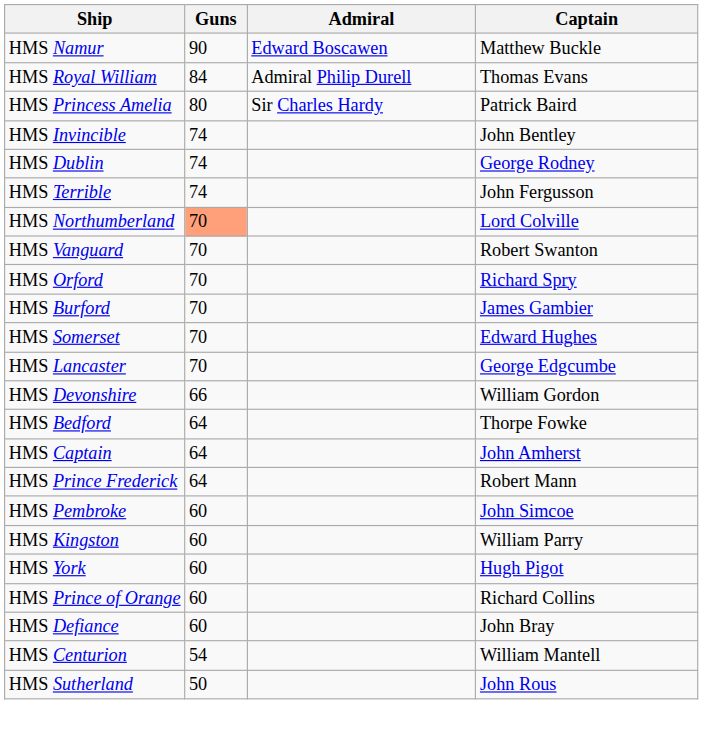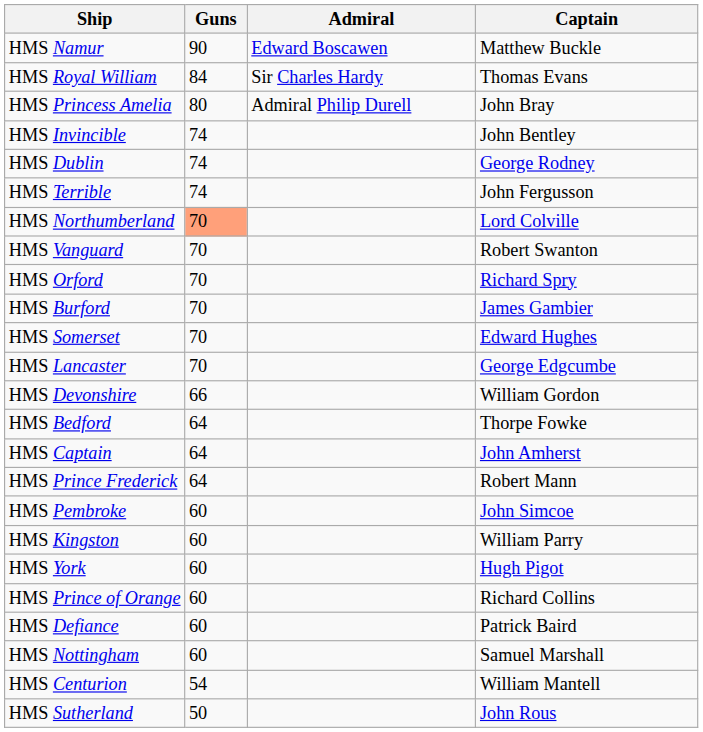(331, 76) Admiral Philip Durell -> (317, 76) Sir Charles Hardy
(317, 105) Sir Charles Hardy -> (331, 105) Admiral Philip Durell
(528, 105) Patrick Baird -> (517, 105) John Bray
(517, 626) John Bray -> (528, 626) Patrick Baird
+ row: (74, 655)
